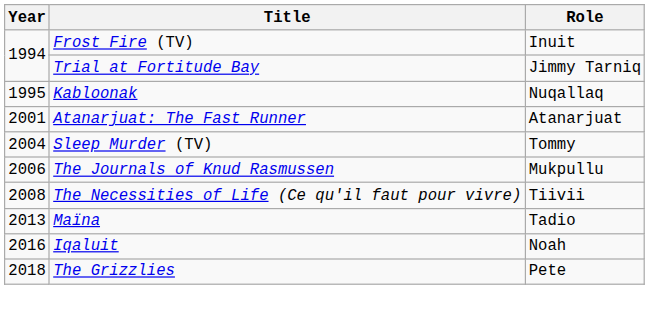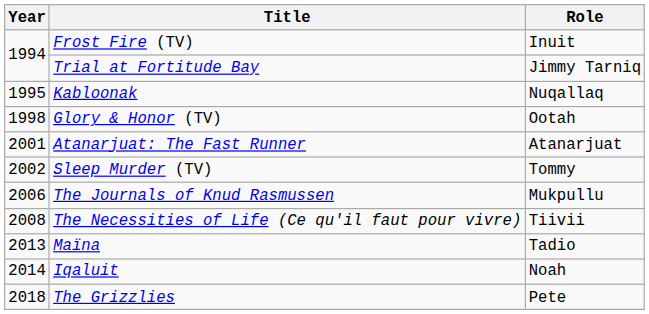+ row: (137, 119)
(27, 144) 2004 -> (27, 170) 2002
(27, 246) 2016 -> (27, 272) 2014
